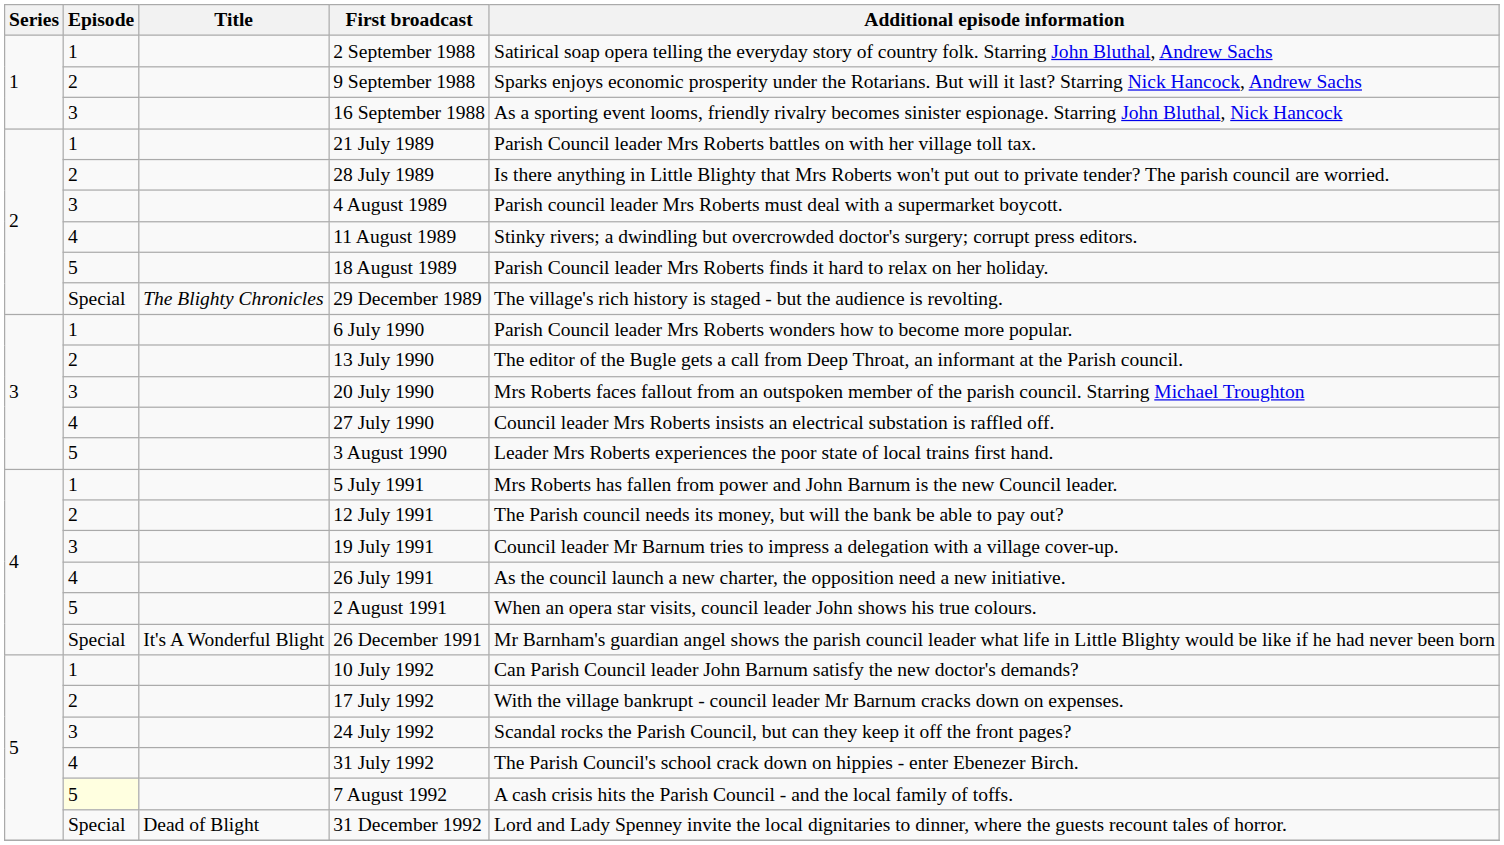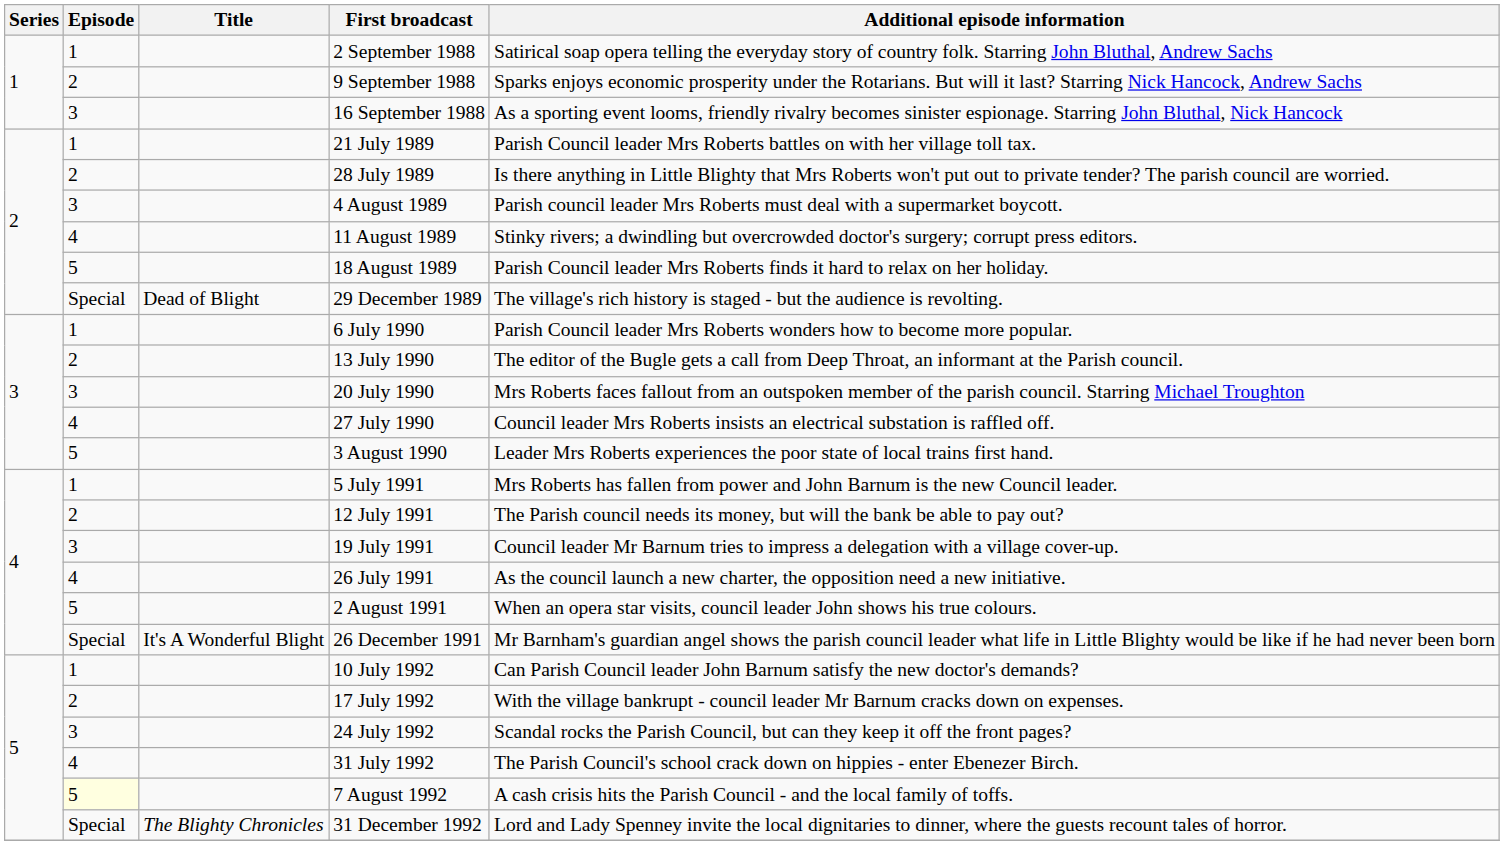(233, 298) The Blighty Chronicles -> (201, 298) Dead of Blight
(201, 824) Dead of Blight -> (233, 824) The Blighty Chronicles
